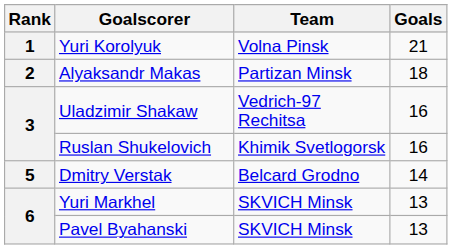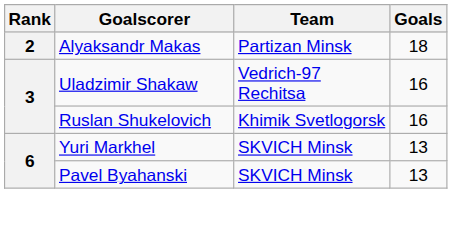- row: (110, 46)
- row: (115, 175)
